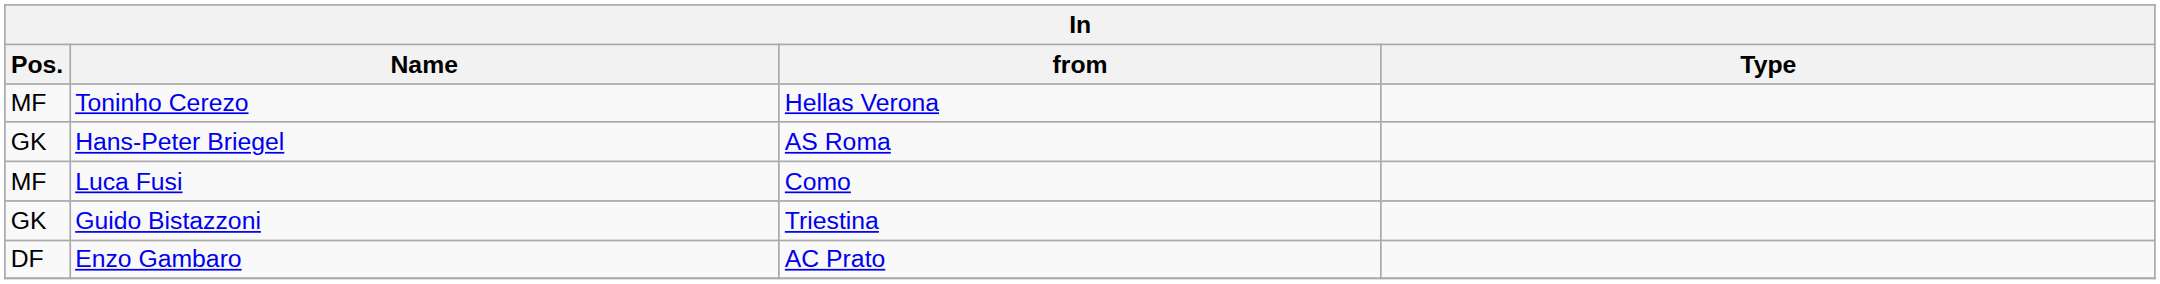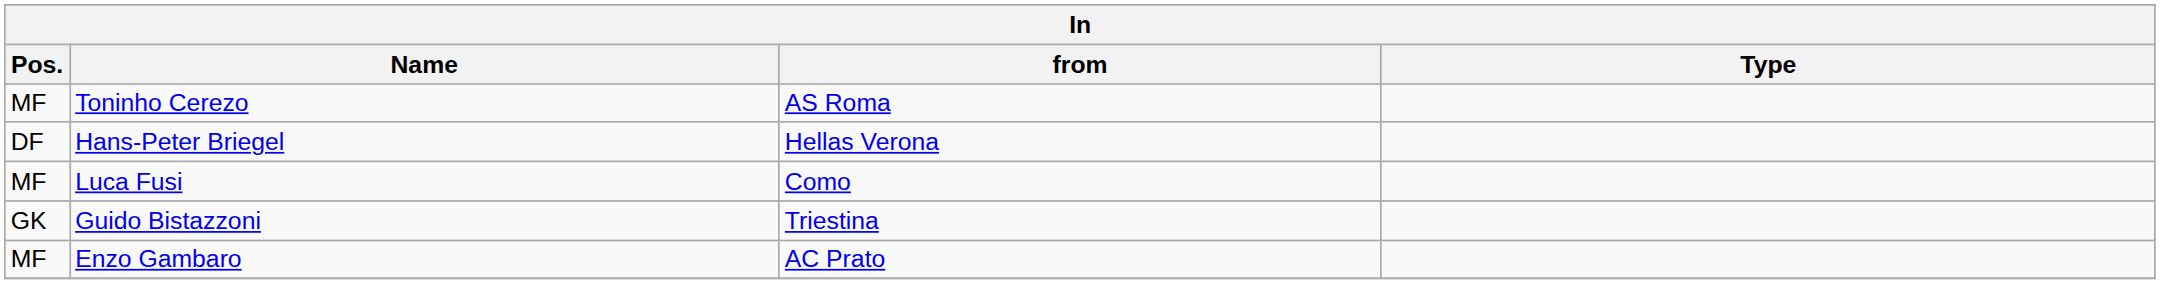(862, 103) Hellas Verona -> (838, 103) AS Roma
(29, 142) GK -> (27, 142) DF
(838, 142) AS Roma -> (862, 142) Hellas Verona
(27, 260) DF -> (29, 260) MF
